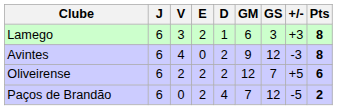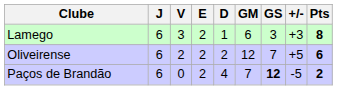- row: (28, 54)
(273, 94) normal -> (273, 74) bold
